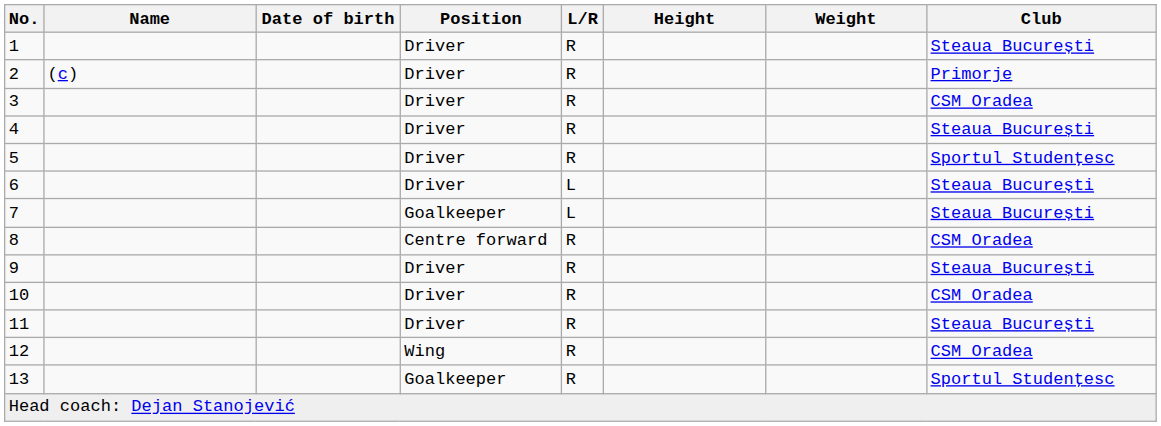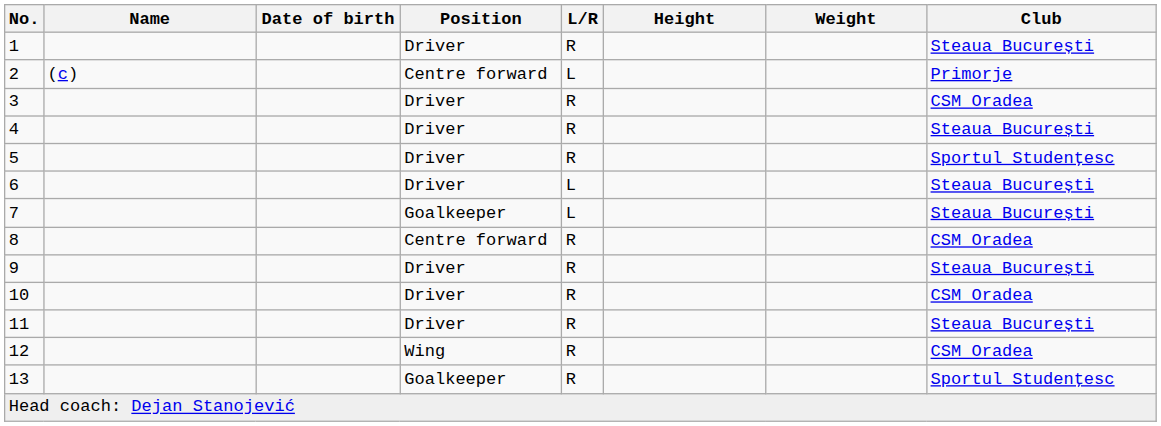(435, 74) Driver -> (476, 74) Centre forward
(571, 74) R -> (571, 74) L
